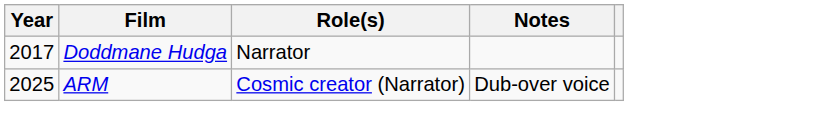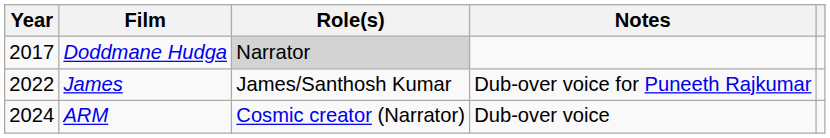(273, 52) no background -> (273, 52) lightgrey background
+ row: (93, 84)
(32, 84) 2025 -> (32, 116) 2024
